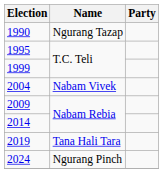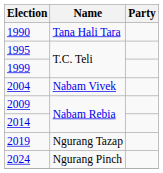(88, 31) Ngurang Tazap -> (87, 31) Tana Hali Tara
(87, 141) Tana Hali Tara -> (88, 141) Ngurang Tazap
